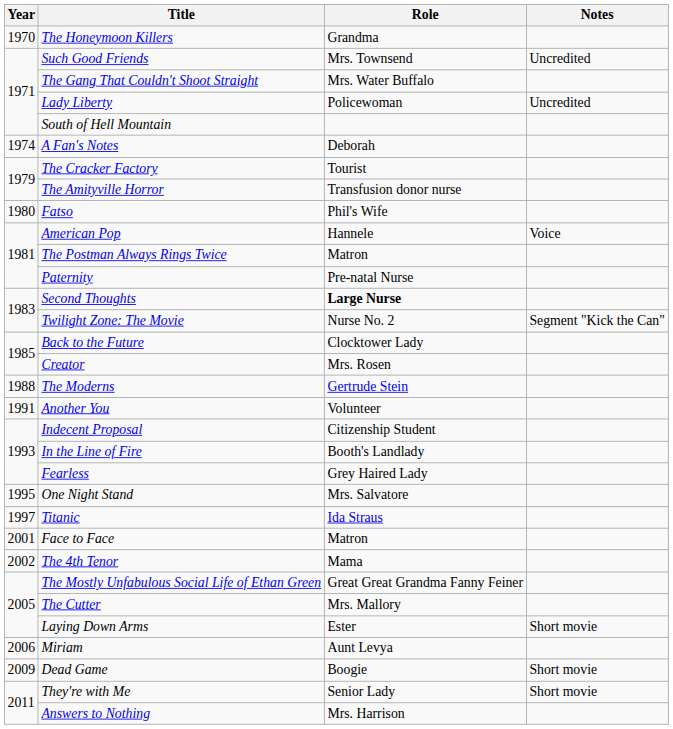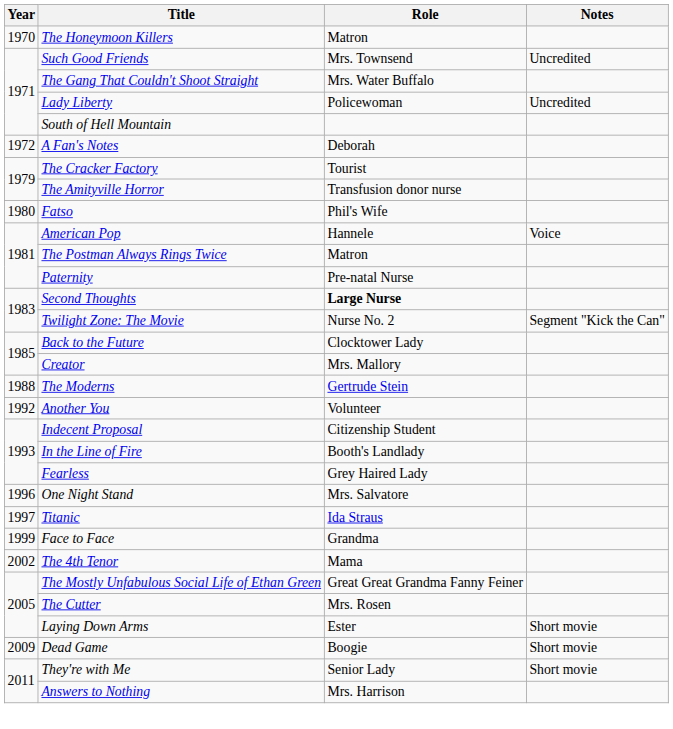(353, 37) Grandma -> (348, 37) Matron
(21, 146) 1974 -> (21, 146) 1972
(359, 364) Mrs. Rosen -> (364, 364) Mrs. Mallory
(21, 408) 1991 -> (21, 408) 1992
(21, 495) 1995 -> (21, 495) 1996
(21, 539) 2001 -> (21, 539) 1999
(348, 539) Matron -> (353, 539) Grandma
(364, 604) Mrs. Mallory -> (359, 604) Mrs. Rosen
- row: (62, 648)
